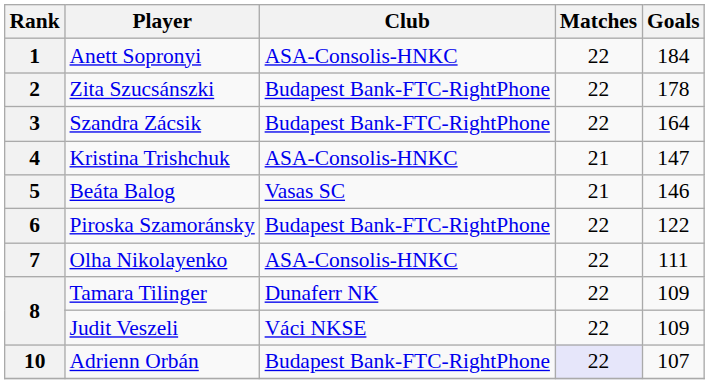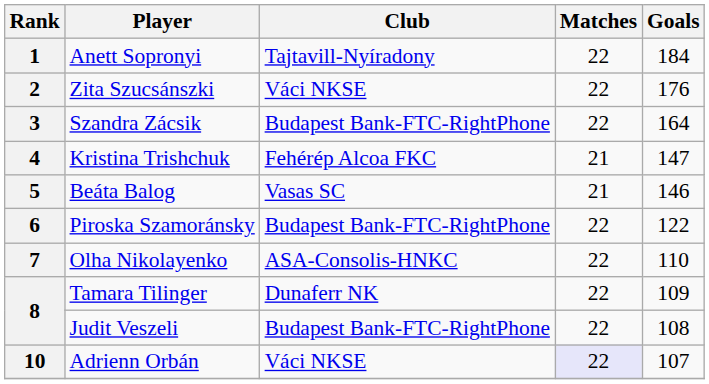(361, 55) ASA-Consolis-HNKC -> (350, 55) Tajtavill-Nyíradony
(407, 89) Budapest Bank-FTC-RightPhone -> (316, 89) Váci NKSE
(673, 89) 178 -> (673, 89) 176
(361, 157) ASA-Consolis-HNKC -> (350, 157) Fehérép Alcoa FKC
(673, 259) 111 -> (673, 259) 110
(316, 327) Váci NKSE -> (407, 327) Budapest Bank-FTC-RightPhone
(673, 327) 109 -> (673, 327) 108
(407, 361) Budapest Bank-FTC-RightPhone -> (316, 361) Váci NKSE
